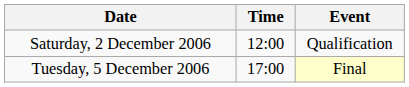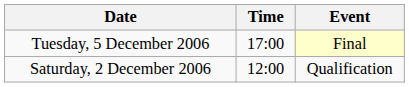rows swapped: (120, 43) <-> (120, 69)
